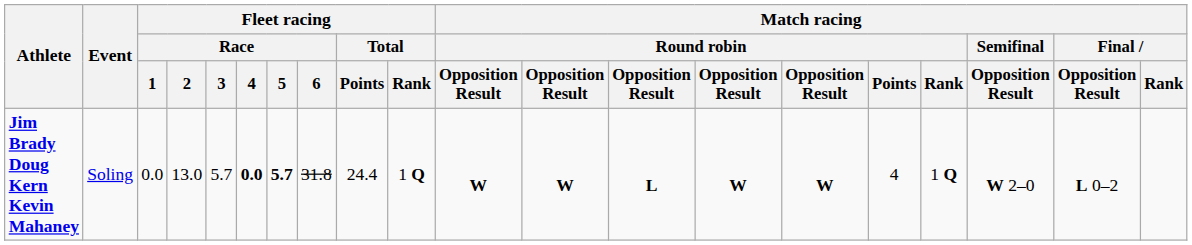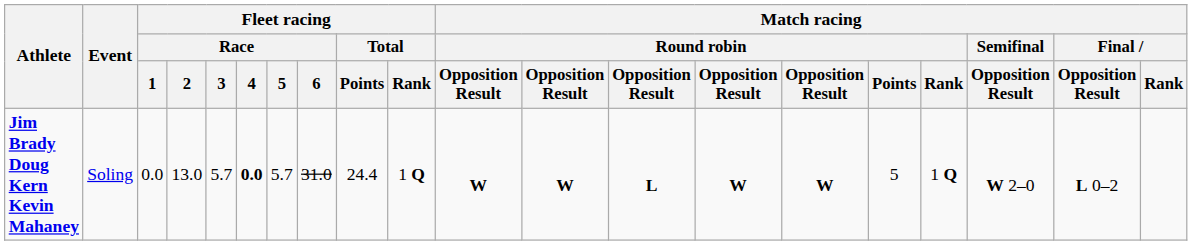(282, 174) bold -> (282, 174) normal
(316, 174) 31.8 -> (316, 174) 31.0
(894, 174) 4 -> (894, 174) 5
